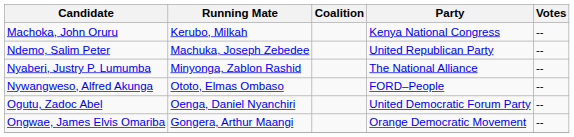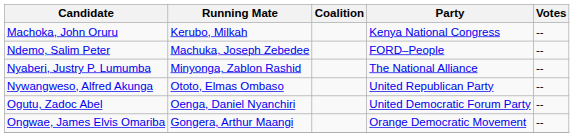(431, 50) United Republican Party -> (407, 50) FORD–People
(407, 86) FORD–People -> (431, 86) United Republican Party
